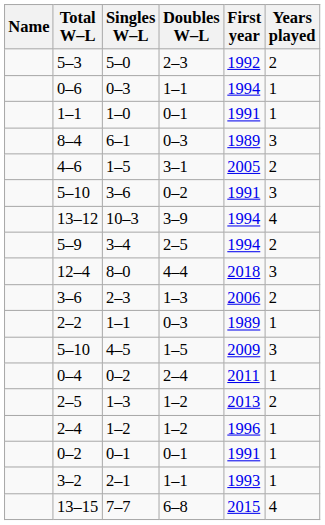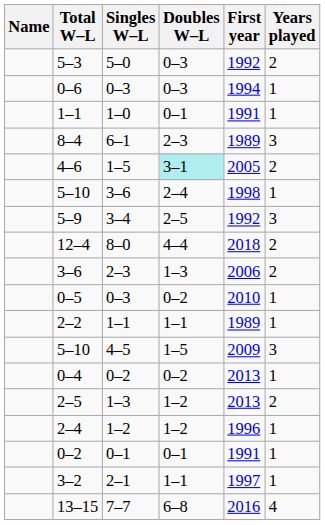(175, 62) 2–3 -> (175, 62) 0–3
(175, 88) 1–1 -> (175, 88) 0–3
(175, 140) 0–3 -> (175, 140) 2–3
(175, 166) no background -> (175, 166) paleturquoise background
(175, 192) 0–2 -> (175, 192) 2–4
(244, 192) 1991 -> (244, 192) 1998
(273, 192) 3 -> (273, 192) 1
- row: (78, 219)
(244, 245) 1994 -> (244, 219) 1992
(273, 245) 2 -> (273, 219) 3
(273, 271) 3 -> (273, 245) 2
+ row: (69, 297)
(175, 323) 0–3 -> (175, 323) 1–1
(175, 375) 2–4 -> (175, 375) 0–2
(243, 375) 2011 -> (244, 375) 2013
(244, 480) 1993 -> (244, 480) 1997
(244, 506) 2015 -> (244, 506) 2016
